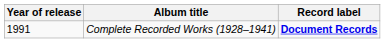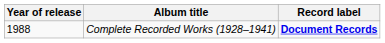(19, 29) 1991 -> (19, 29) 1988
